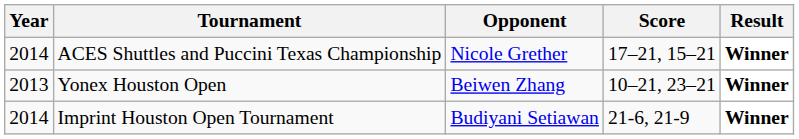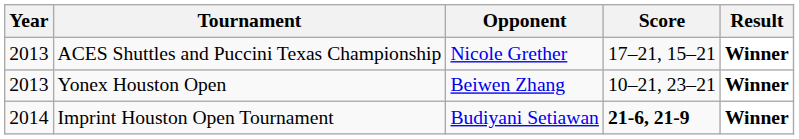(29, 53) 2014 -> (29, 53) 2013
(649, 117) normal -> (649, 117) bold
